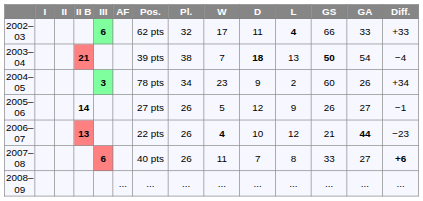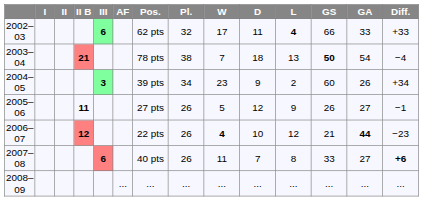(150, 57) 39 pts -> (150, 57) 78 pts
(258, 57) bold -> (258, 57) normal
(150, 82) 78 pts -> (150, 82) 39 pts
(84, 107) 14 -> (84, 107) 11
(84, 133) 13 -> (84, 133) 12
